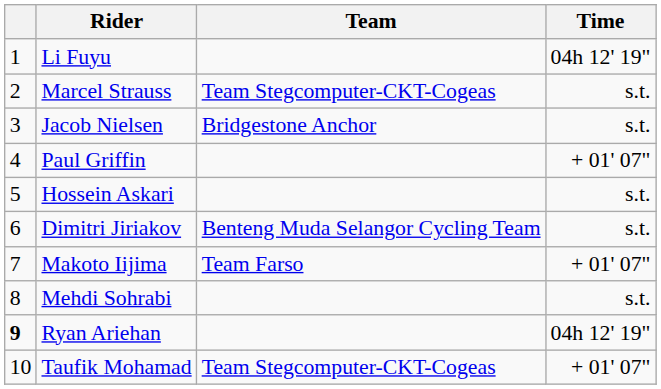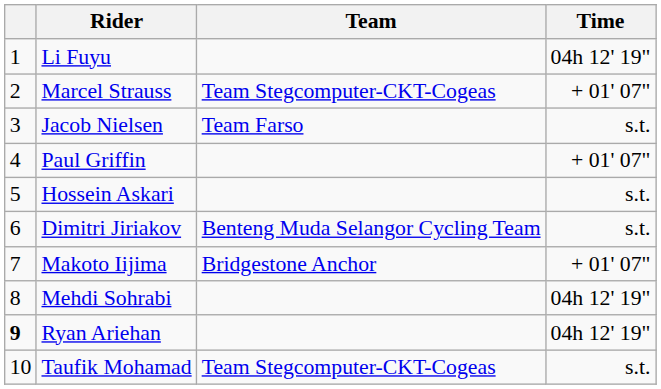(638, 90) s.t. -> (611, 90) + 01' 07"
(289, 125) Bridgestone Anchor -> (253, 125) Team Farso
(253, 263) Team Farso -> (289, 263) Bridgestone Anchor
(638, 297) s.t. -> (601, 297) 04h 12' 19"
(611, 366) + 01' 07" -> (638, 366) s.t.
